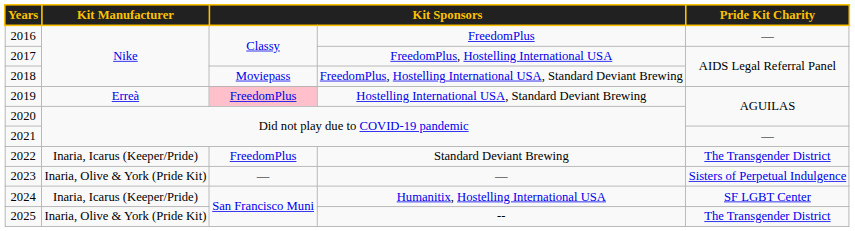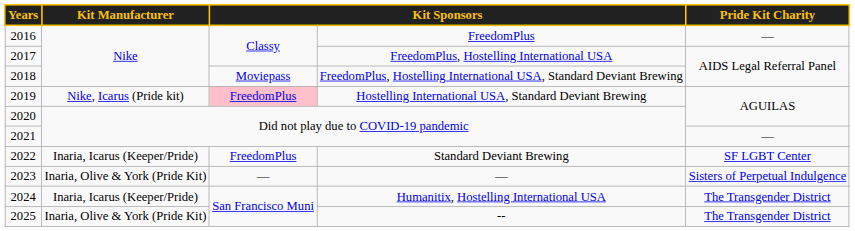(125, 96) Erreà -> (125, 96) Nike, Icarus (Pride kit)
(767, 156) The Transgender District -> (767, 156) SF LGBT Center
(767, 196) SF LGBT Center -> (767, 196) The Transgender District
